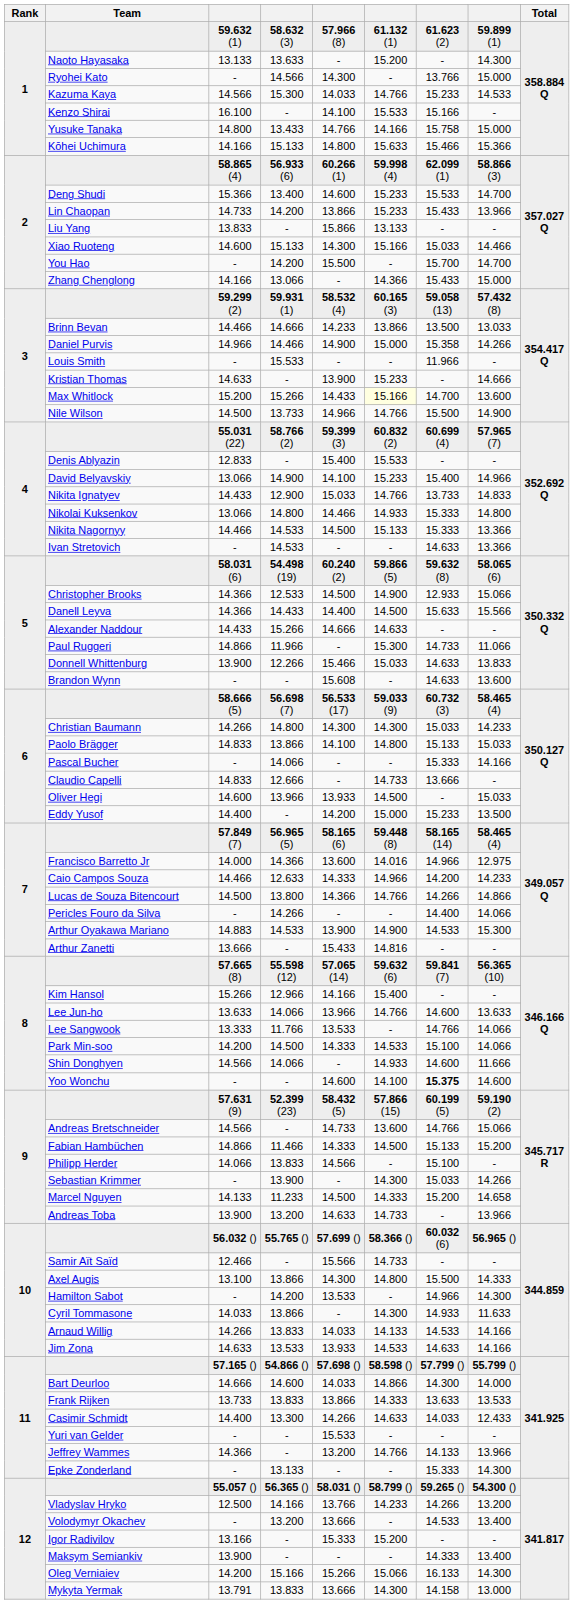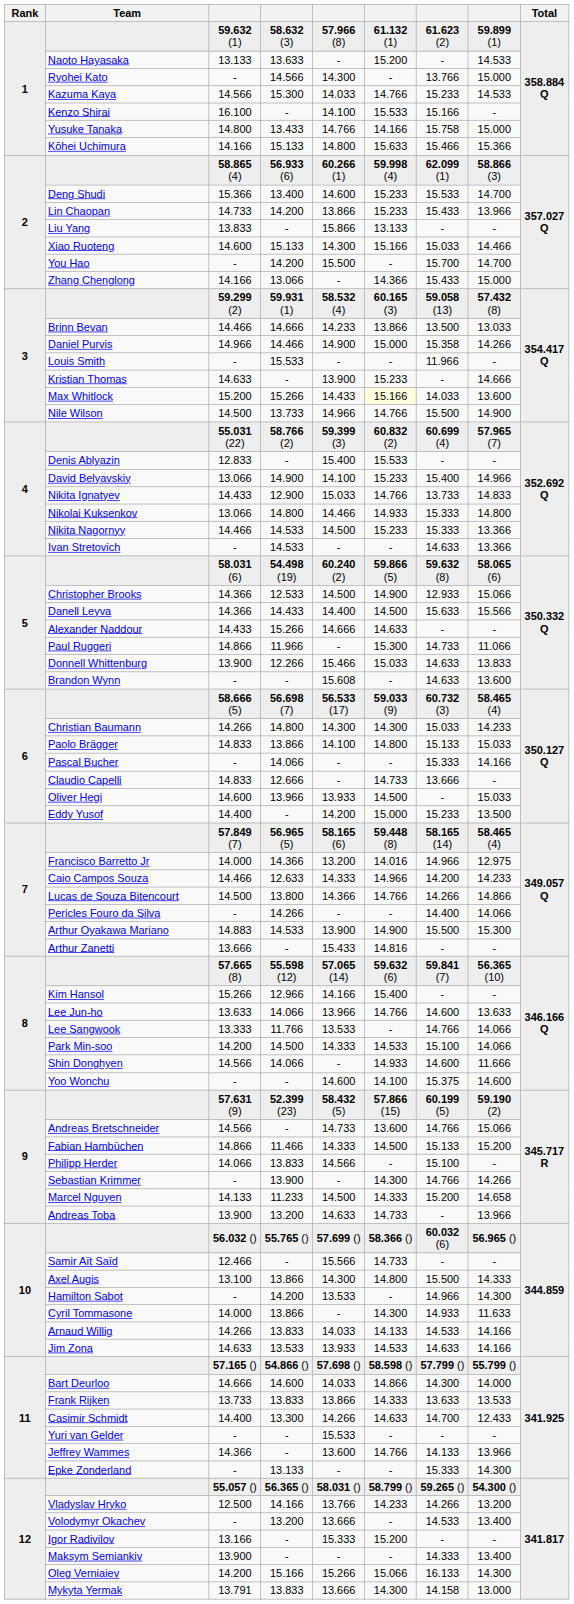(494, 60) 14.300 -> (494, 60) 14.533
(442, 396) 14.700 -> (442, 396) 14.033
(391, 530) 15.133 -> (391, 530) 15.233
(339, 861) 13.600 -> (339, 861) 13.200
(442, 930) 14.533 -> (442, 930) 15.500
(442, 1081) bold -> (442, 1081) normal
(442, 1180) 15.033 -> (442, 1180) 14.766
(235, 1314) 14.033 -> (235, 1314) 14.000
(442, 1418) 14.033 -> (442, 1418) 14.700
(339, 1452) 13.200 -> (339, 1452) 13.600
